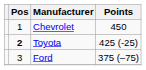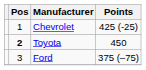(119, 27) 450 -> (119, 27) 425 (-25)
(119, 42) 425 (-25) -> (119, 42) 450
